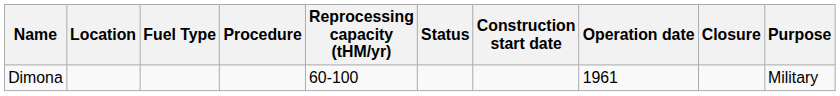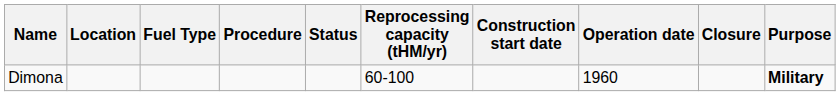columns swapped: (445, 34) <-> (361, 34)
(600, 77) 1961 -> (600, 77) 1960
(793, 77) normal -> (796, 77) bold
